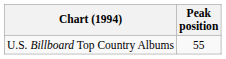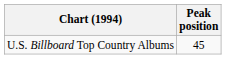(199, 44) 55 -> (199, 44) 45
